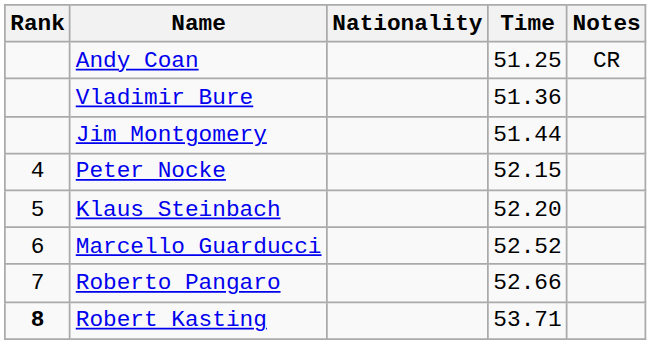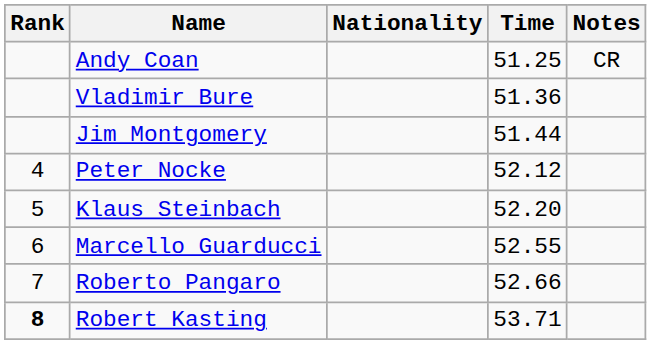(528, 172) 52.15 -> (528, 172) 52.12
(528, 246) 52.52 -> (528, 246) 52.55
